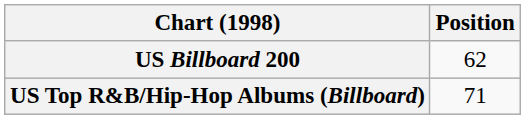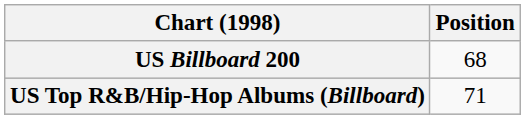(475, 59) 62 -> (475, 59) 68
